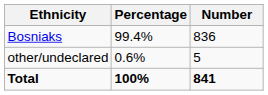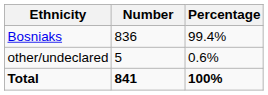columns swapped: (227, 15) <-> (151, 15)
